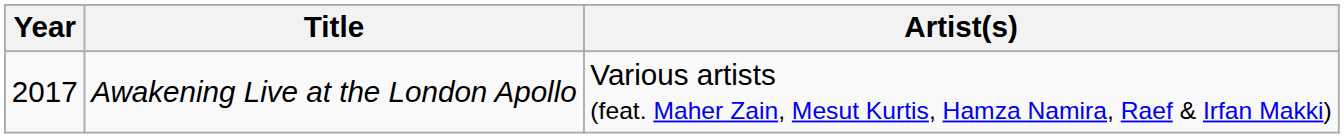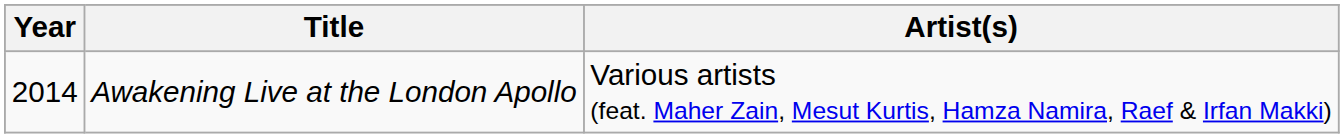(45, 91) 2017 -> (45, 91) 2014
